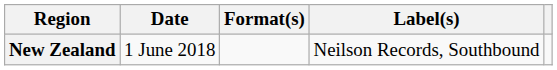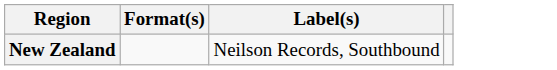- column: (170, 19)
